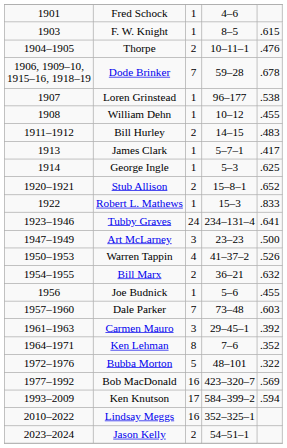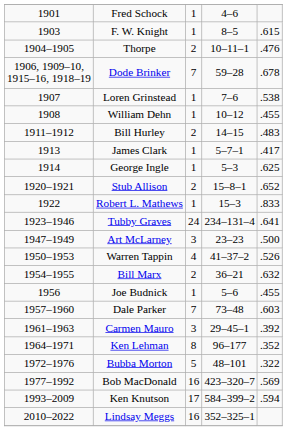(230, 97) 96–177 -> (230, 97) 7–6
(230, 345) 7–6 -> (230, 345) 96–177
- row: (139, 434)
